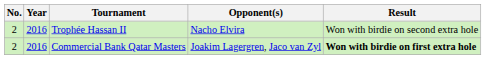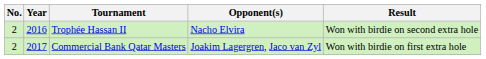(37, 46) 2016 -> (37, 46) 2017
(401, 46) bold -> (396, 46) normal
